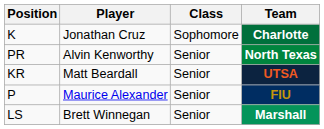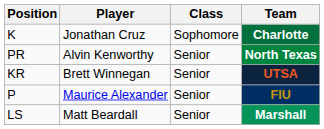(100, 74) Matt Beardall -> (107, 74) Brett Winnegan
(107, 114) Brett Winnegan -> (100, 114) Matt Beardall
